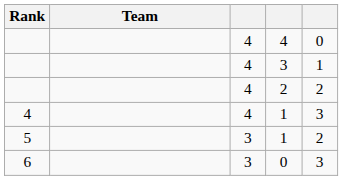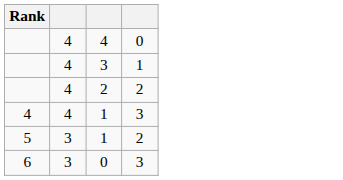- column: (140, 16)
